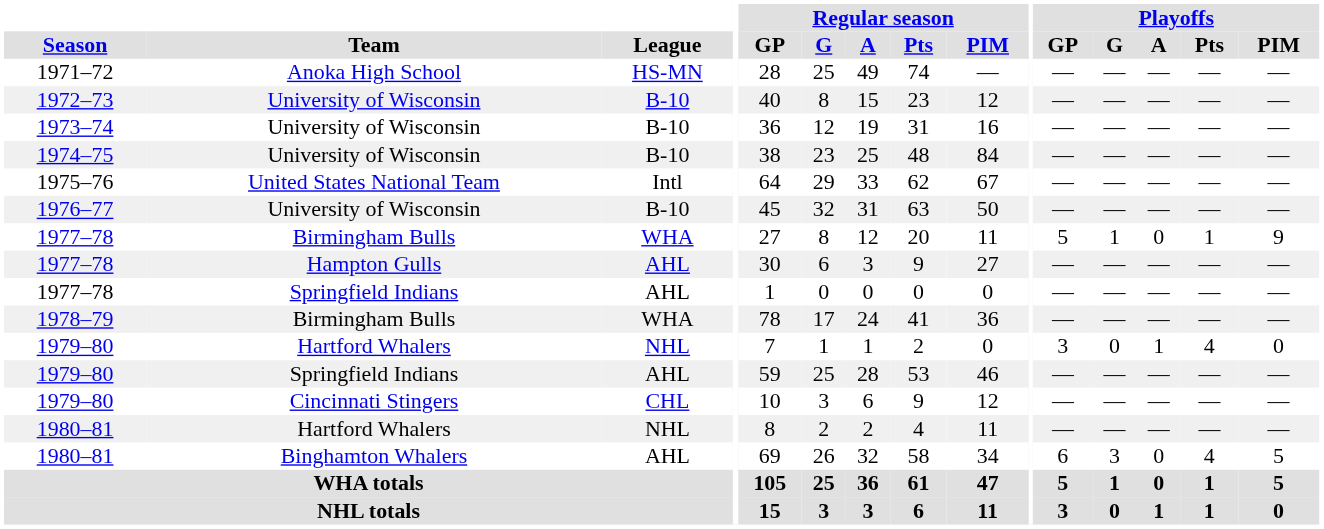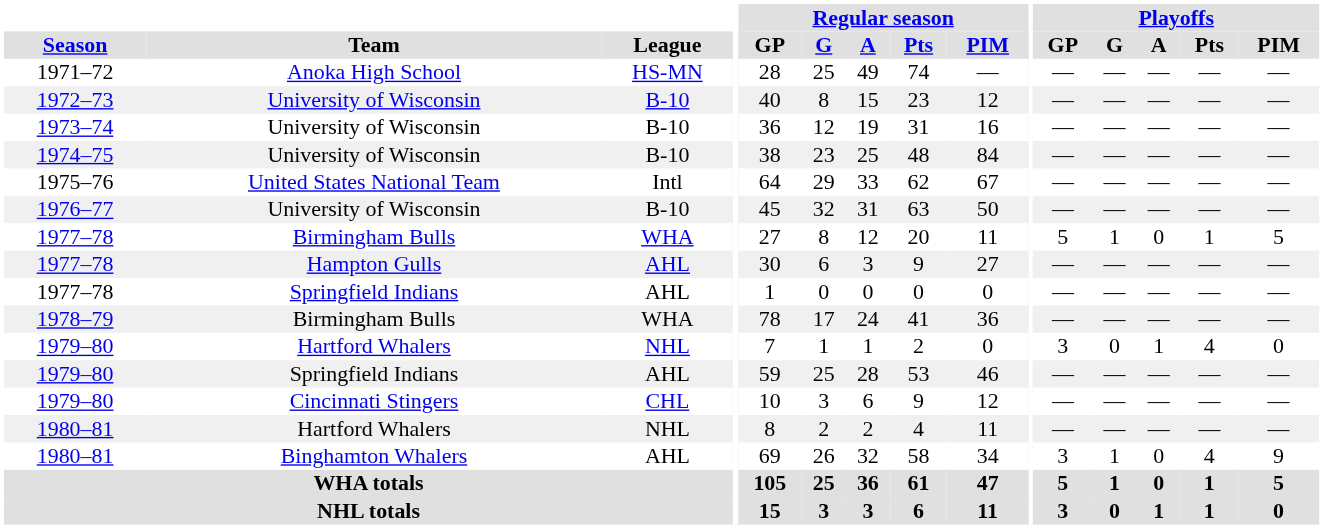(1279, 236) 9 -> (1279, 236) 5
(1063, 455) 6 -> (1063, 455) 3
(1115, 455) 3 -> (1115, 455) 1
(1279, 455) 5 -> (1279, 455) 9
